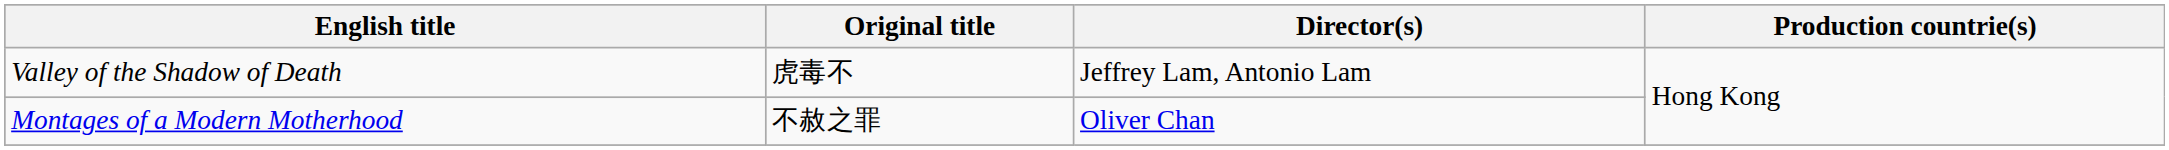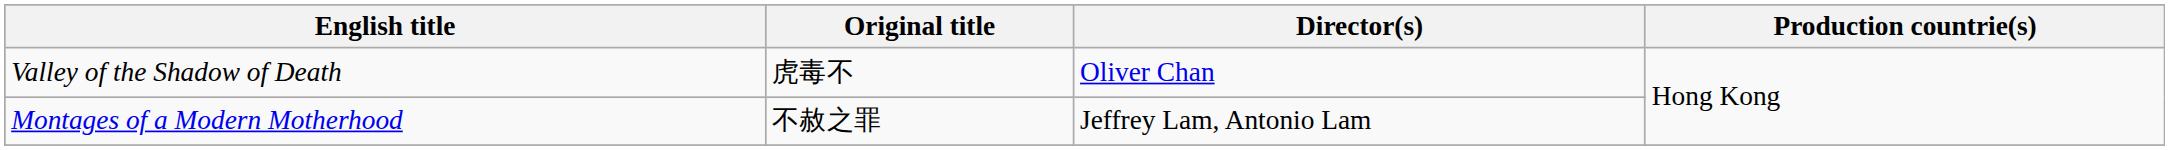(1226, 72) Jeffrey Lam, Antonio Lam -> (1147, 72) Oliver Chan
(1147, 120) Oliver Chan -> (1226, 120) Jeffrey Lam, Antonio Lam
